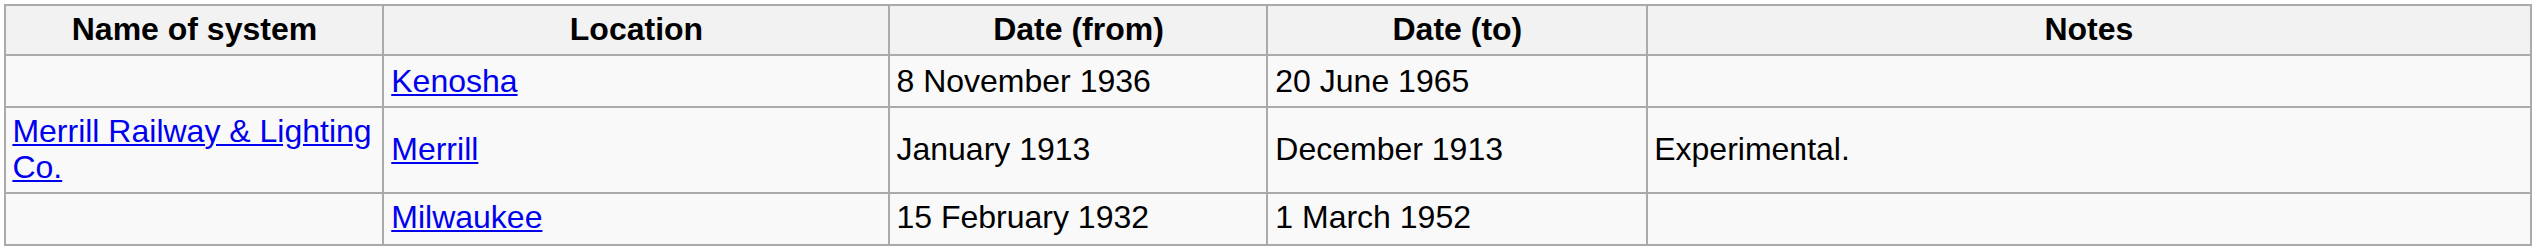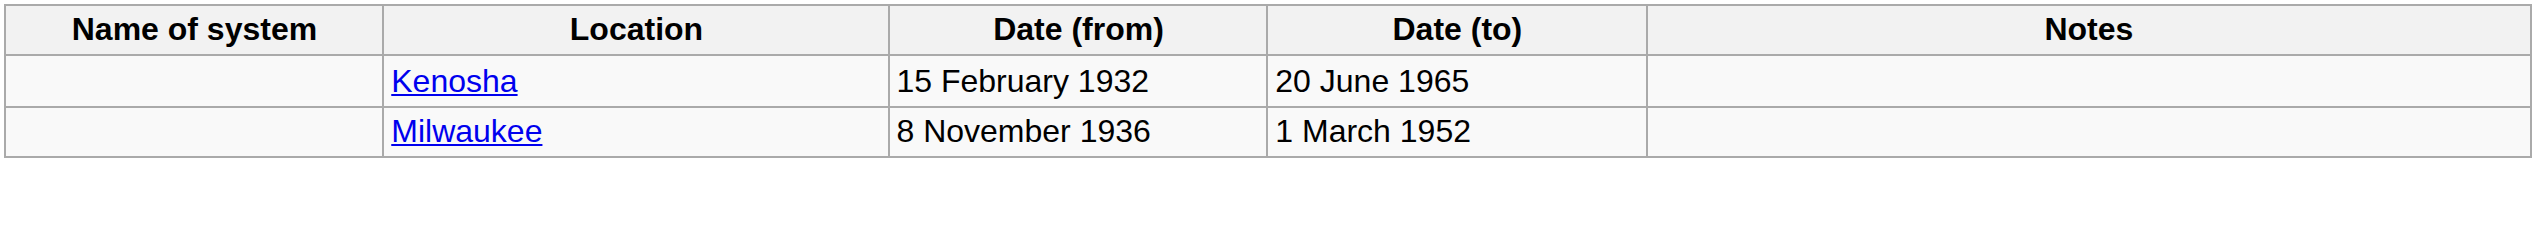(1024, 80) 8 November 1936 -> (1023, 80) 15 February 1932
- row: (435, 149)
(1023, 218) 15 February 1932 -> (1024, 131) 8 November 1936
